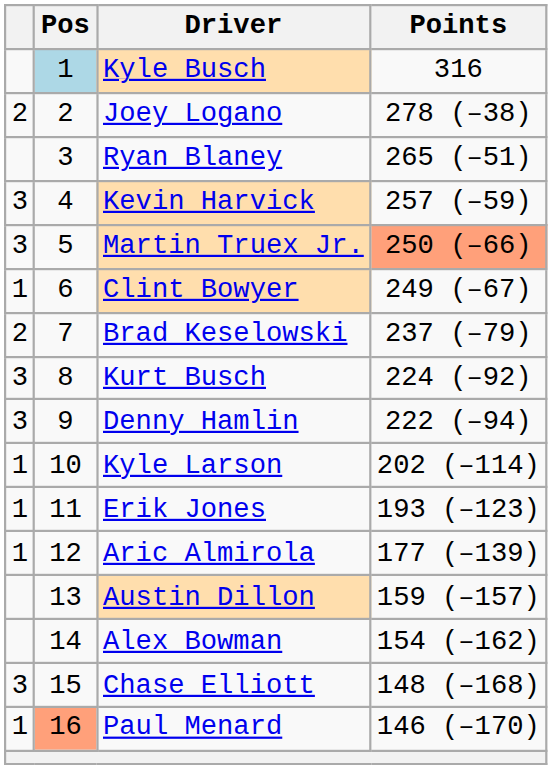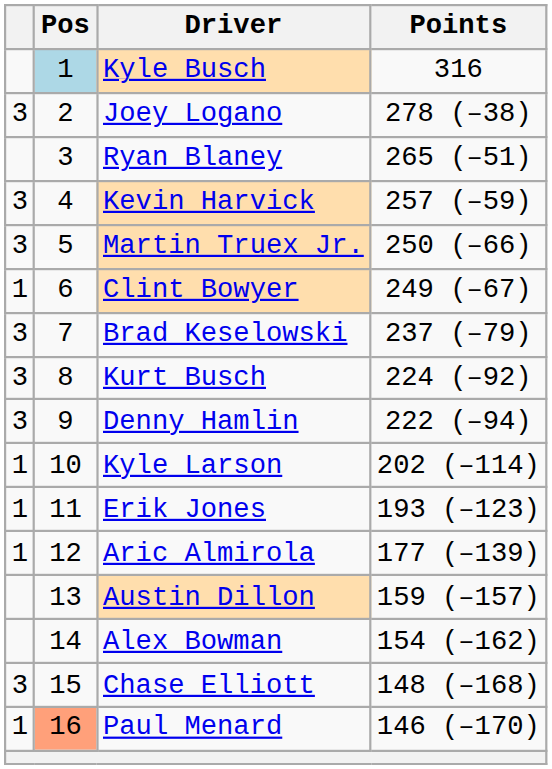(20, 115) 2 -> (20, 115) 3
(458, 247) lightsalmon background -> (458, 247) no background
(20, 334) 2 -> (20, 334) 3
